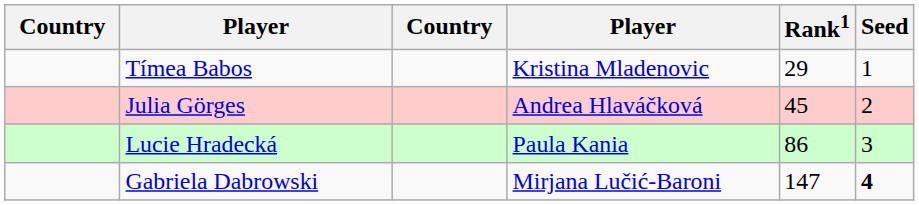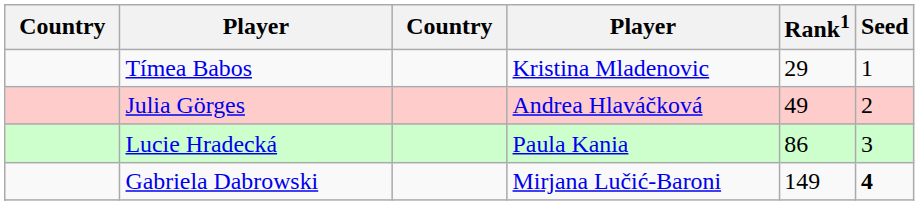(796, 105) 45 -> (796, 105) 49
(802, 181) 147 -> (802, 181) 149
